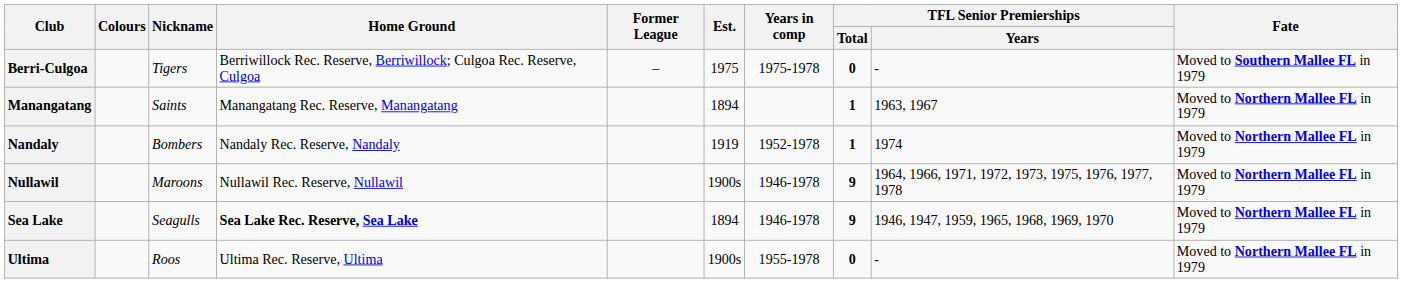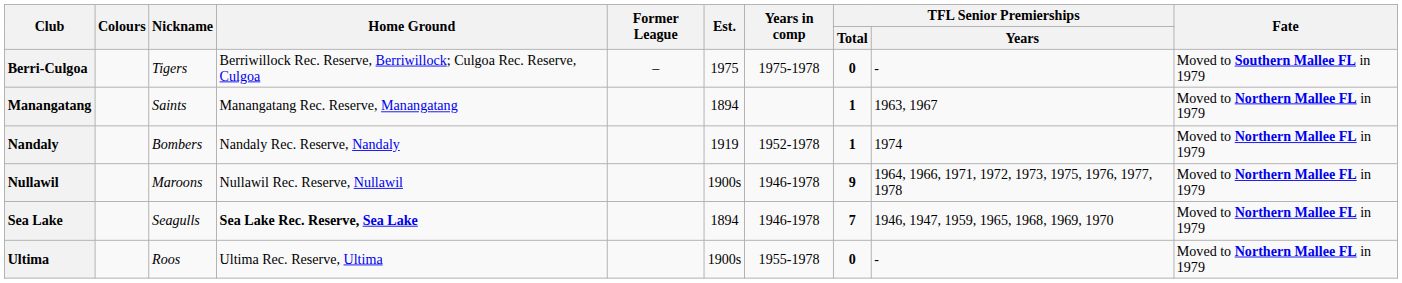(852, 220) 9 -> (852, 220) 7
